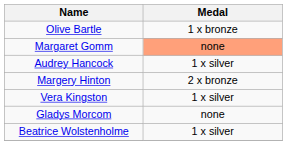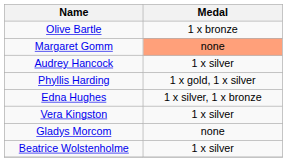+ row: (74, 81)
- row: (74, 81)
+ row: (74, 98)
